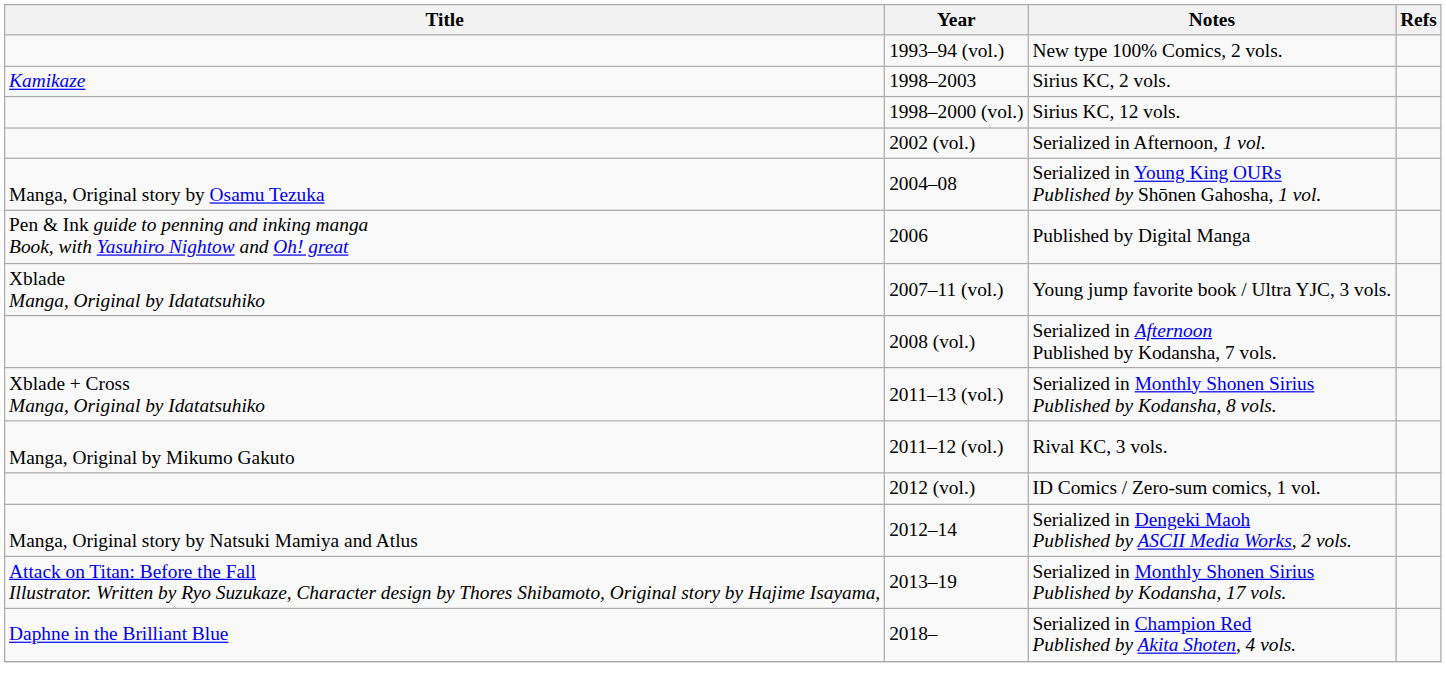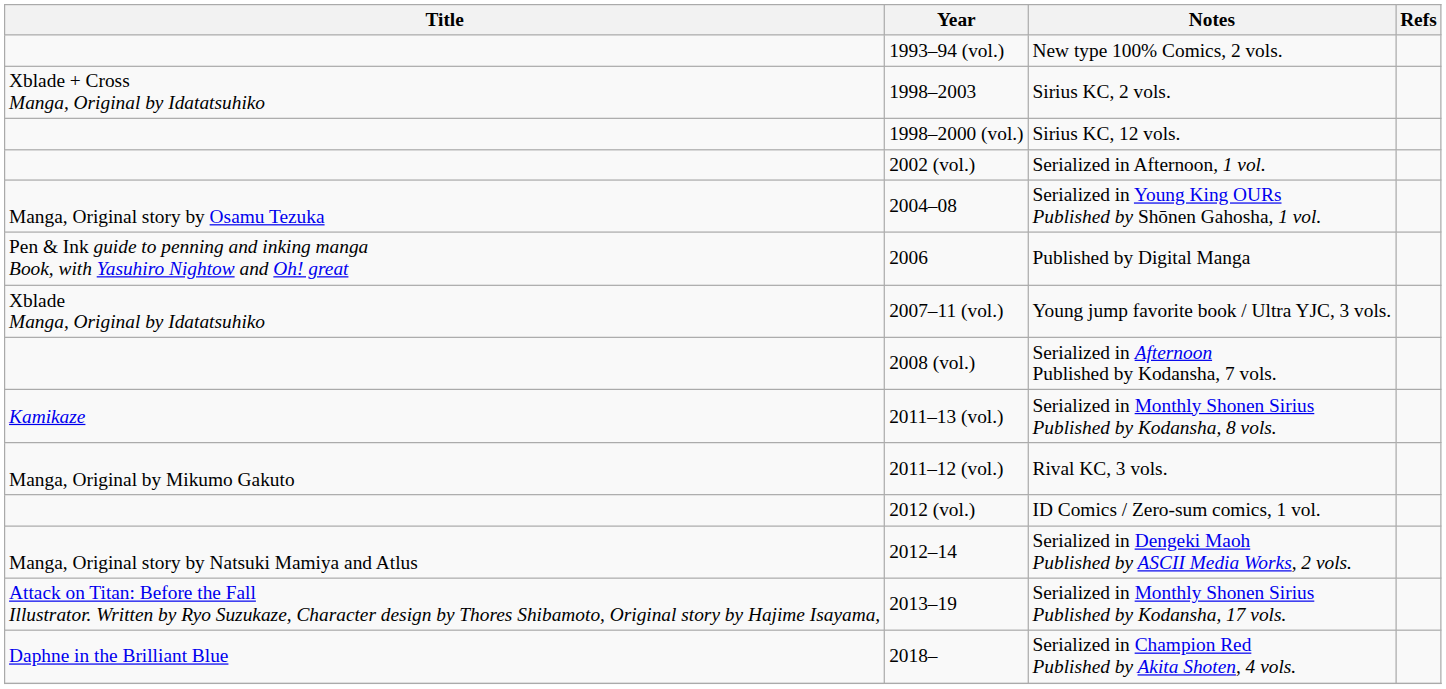(47, 81) Kamikaze -> (137, 92) Xblade + Cross Manga, Original by Idatatsuhiko
(137, 394) Xblade + Cross Manga, Original by Idatatsuhiko -> (47, 415) Kamikaze
